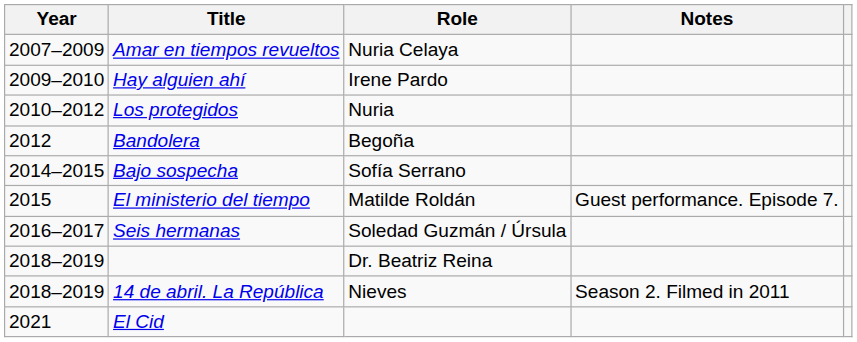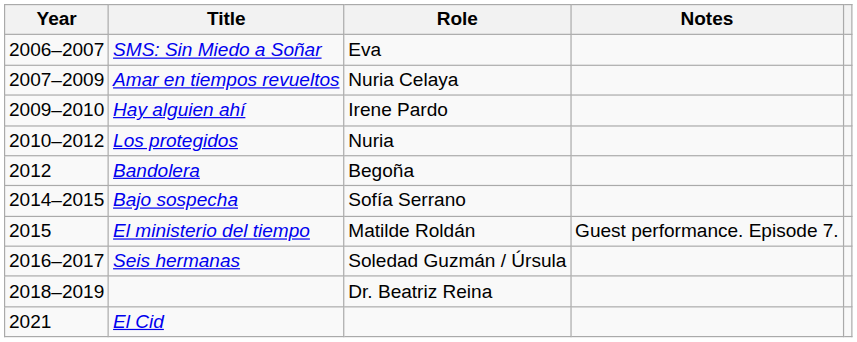+ row: (217, 49)
- row: (218, 291)
